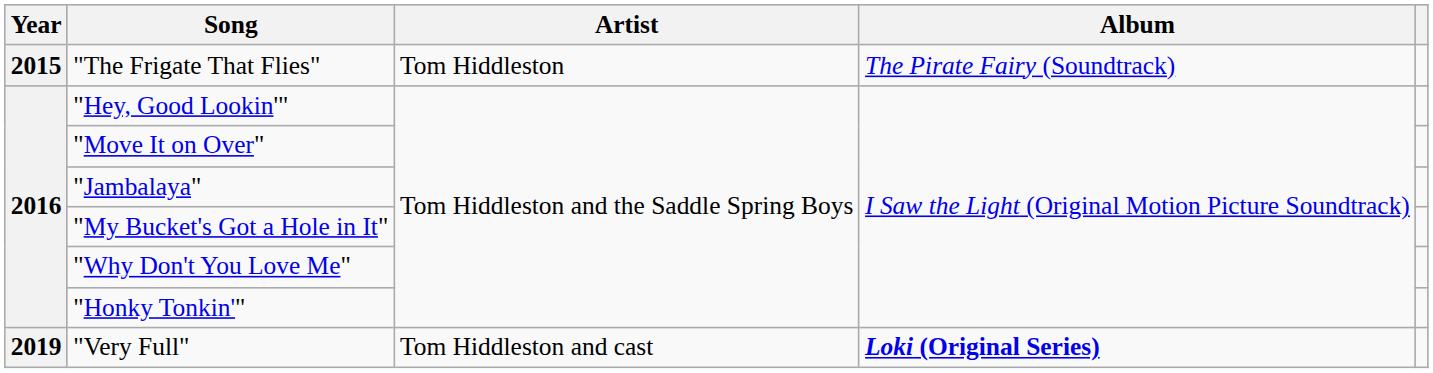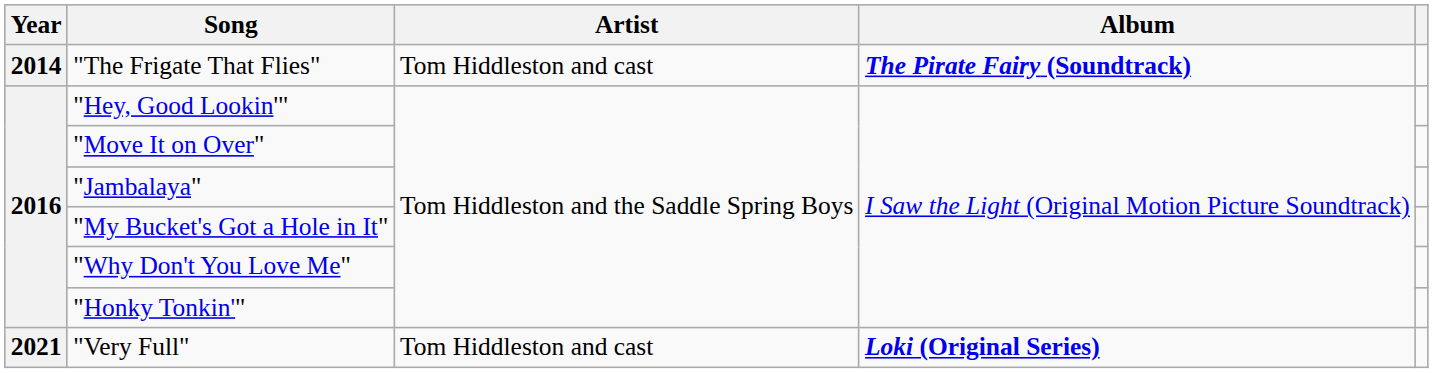(36, 65) 2015 -> (36, 65) 2014
(482, 65) Tom Hiddleston -> (527, 65) Tom Hiddleston and cast
(1020, 65) normal -> (1028, 65) bold
(36, 347) 2019 -> (36, 347) 2021
